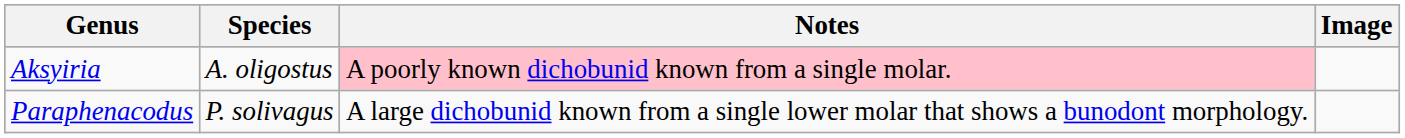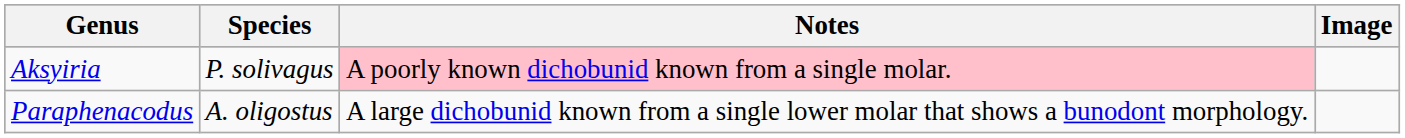(269, 68) A. oligostus -> (270, 68) P. solivagus
(270, 111) P. solivagus -> (269, 111) A. oligostus
